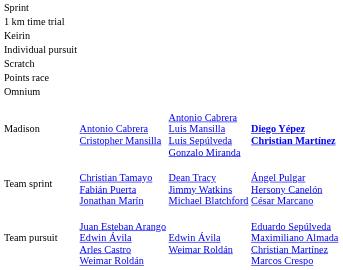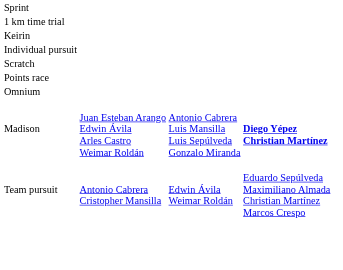(120, 135) Antonio Cabrera Cristopher Mansilla -> (123, 135) Juan Esteban Arango Edwin Ávila Arles Castro Weimar Roldán
- row: (28, 183)
(123, 244) Juan Esteban Arango Edwin Ávila Arles Castro Weimar Roldán -> (120, 195) Antonio Cabrera Cristopher Mansilla
